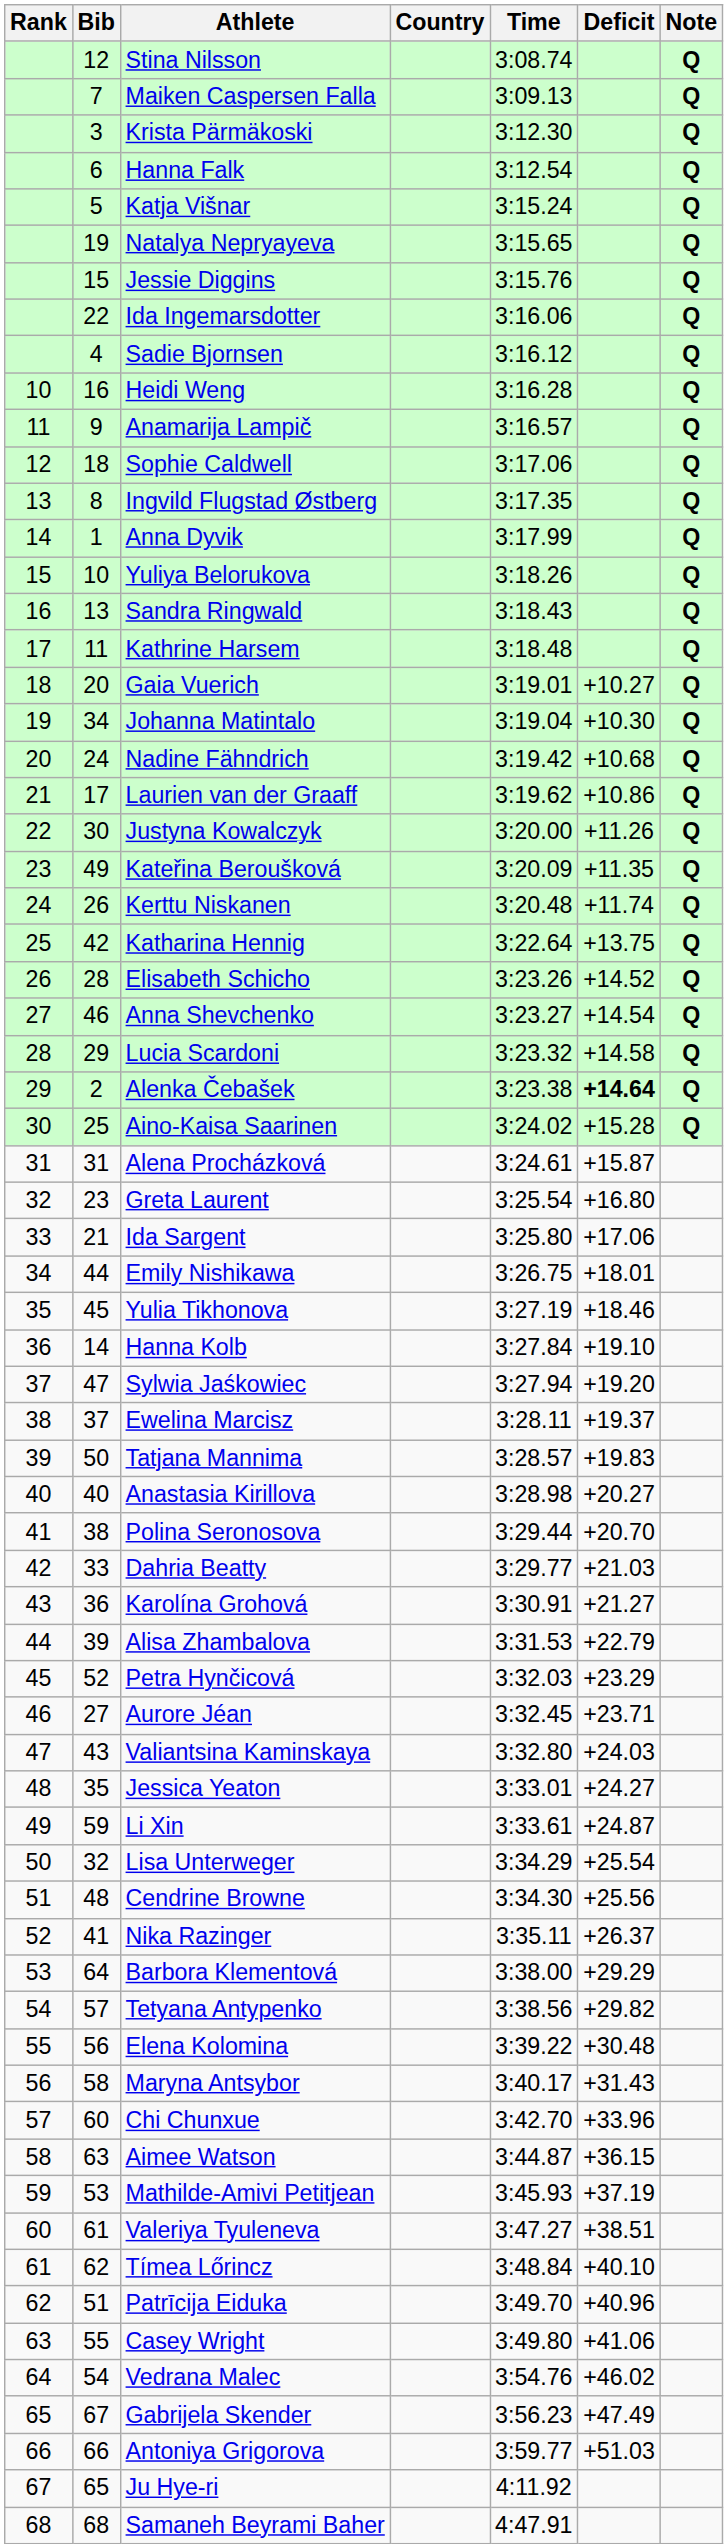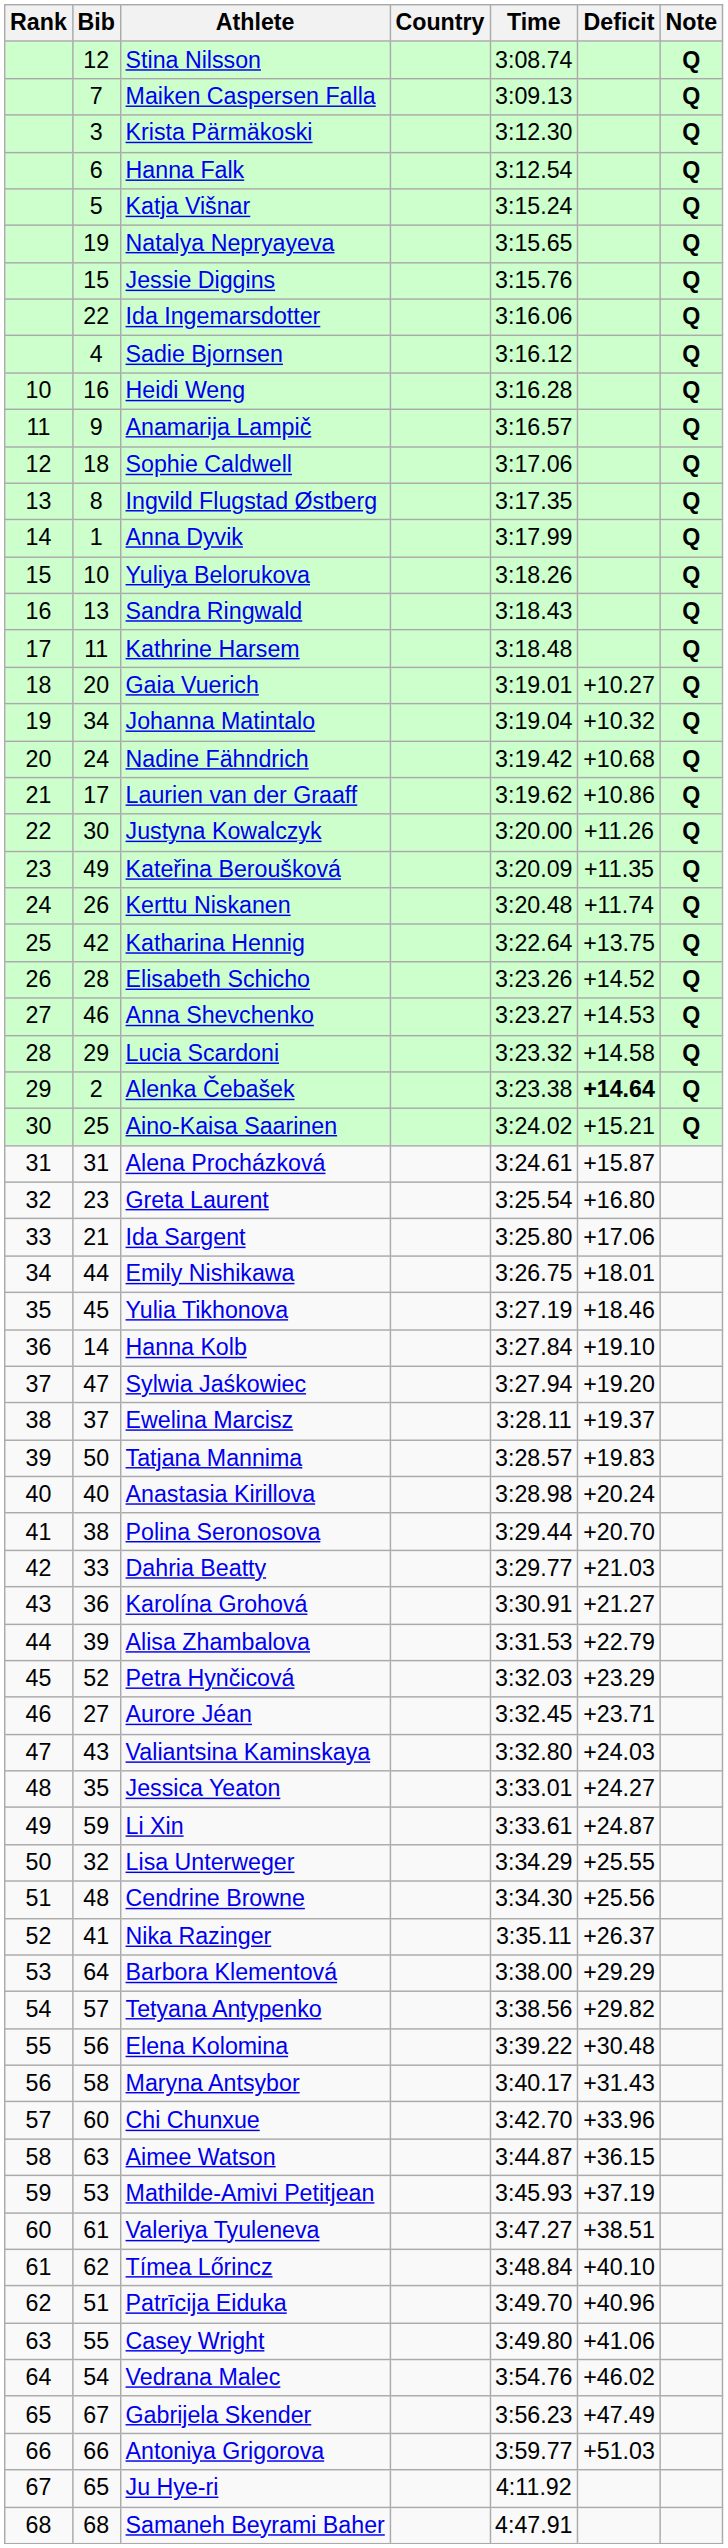(619, 721) +10.30 -> (619, 721) +10.32
(619, 1016) +14.54 -> (619, 1016) +14.53
(619, 1126) +15.28 -> (619, 1126) +15.21
(619, 1494) +20.27 -> (619, 1494) +20.24
(619, 1862) +25.54 -> (619, 1862) +25.55
